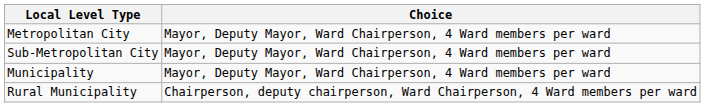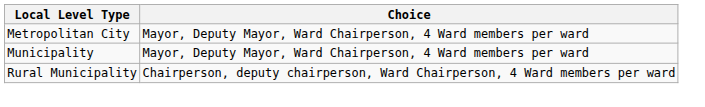- row: (83, 53)
